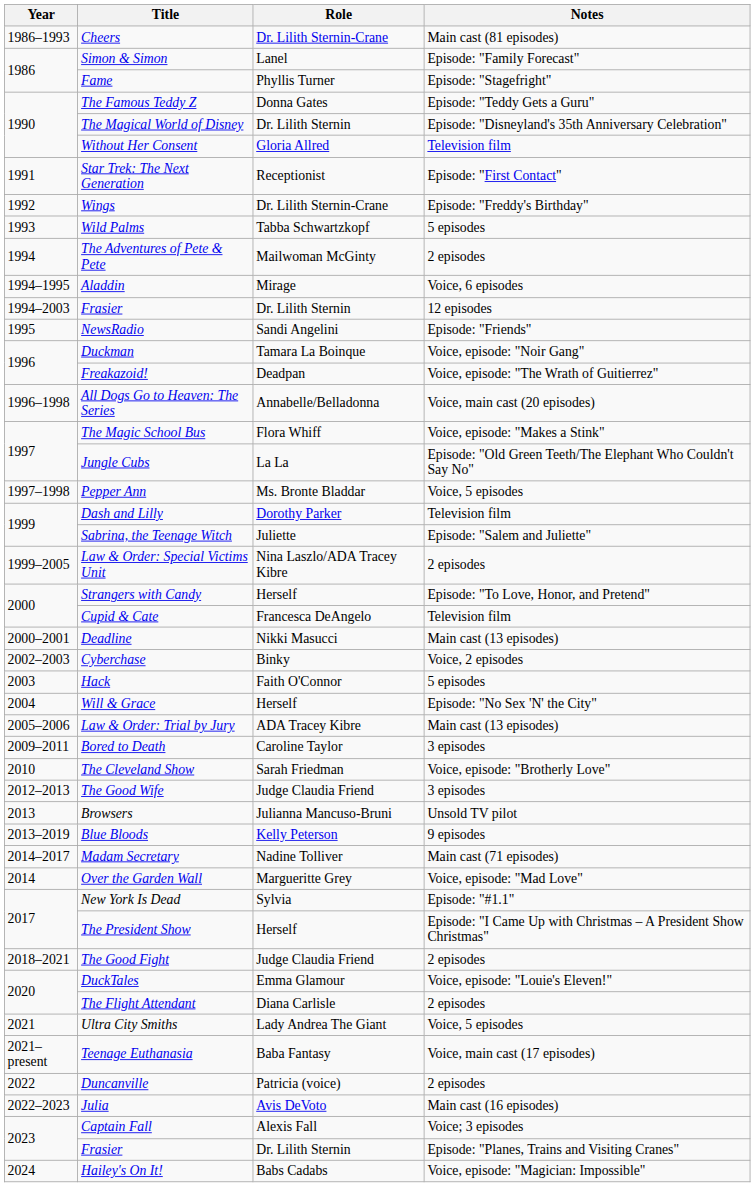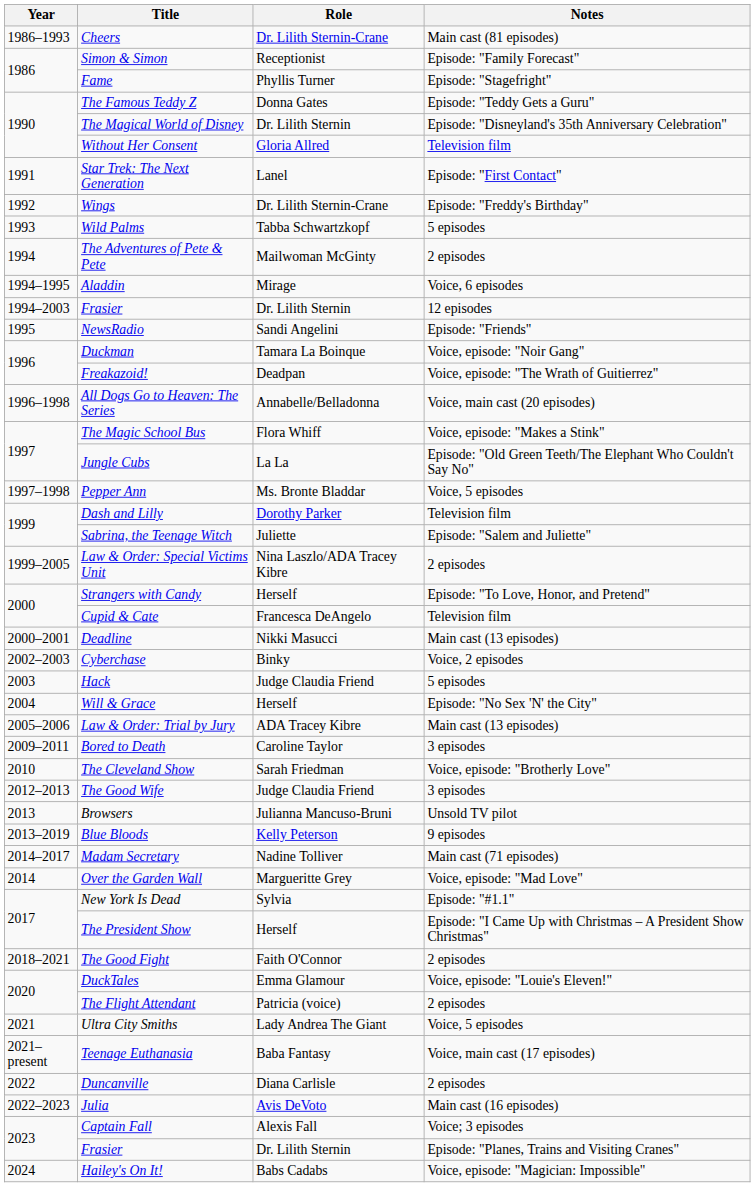(272, 59) Lanel -> (291, 59) Receptionist
(291, 175) Receptionist -> (272, 175) Lanel
(299, 682) Faith O'Connor -> (315, 682) Judge Claudia Friend
(315, 959) Judge Claudia Friend -> (299, 959) Faith O'Connor
(296, 1003) Diana Carlisle -> (298, 1003) Patricia (voice)
(298, 1083) Patricia (voice) -> (296, 1083) Diana Carlisle
